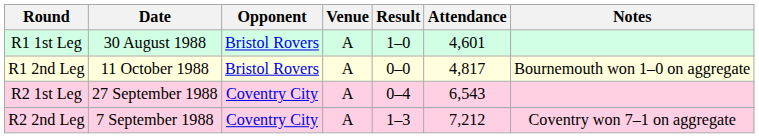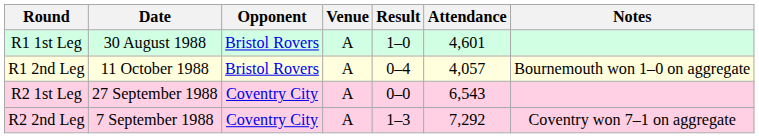(398, 68) 0–0 -> (398, 68) 0–4
(467, 68) 4,817 -> (467, 68) 4,057
(398, 94) 0–4 -> (398, 94) 0–0
(467, 119) 7,212 -> (467, 119) 7,292
